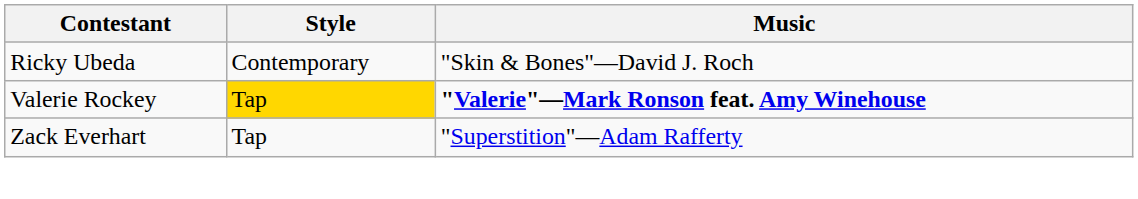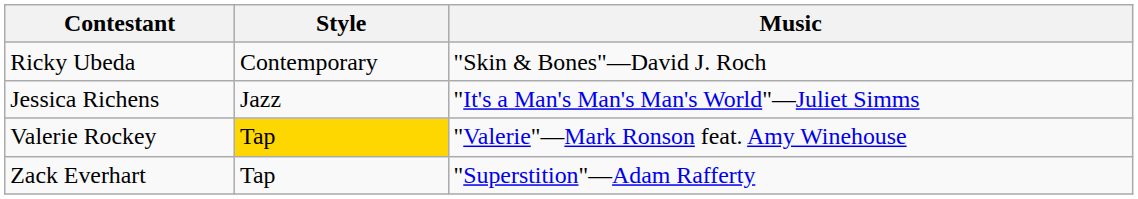+ row: (85, 99)
(683, 99) bold -> (680, 136) normal
